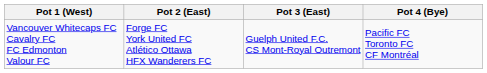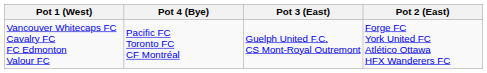columns swapped: (184, 12) <-> (423, 12)
